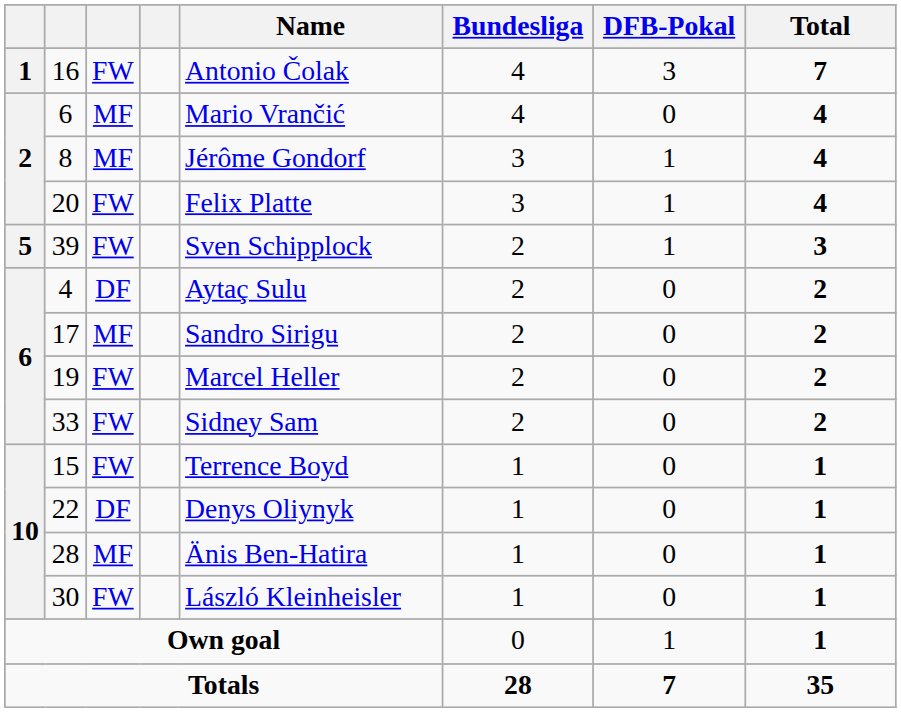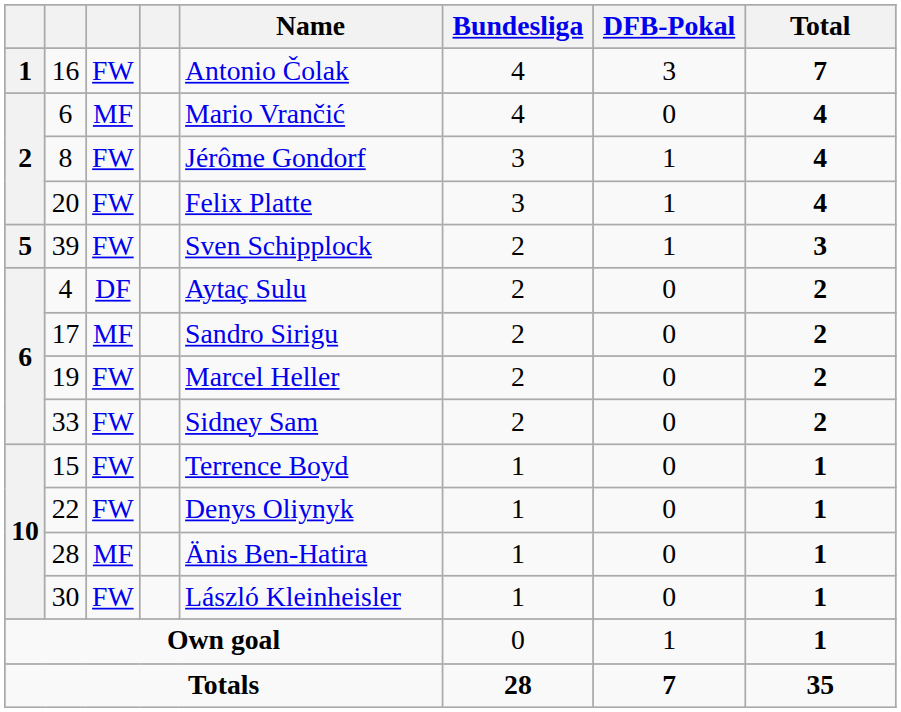(113, 158) MF -> (113, 158) FW
(113, 509) DF -> (113, 509) FW
